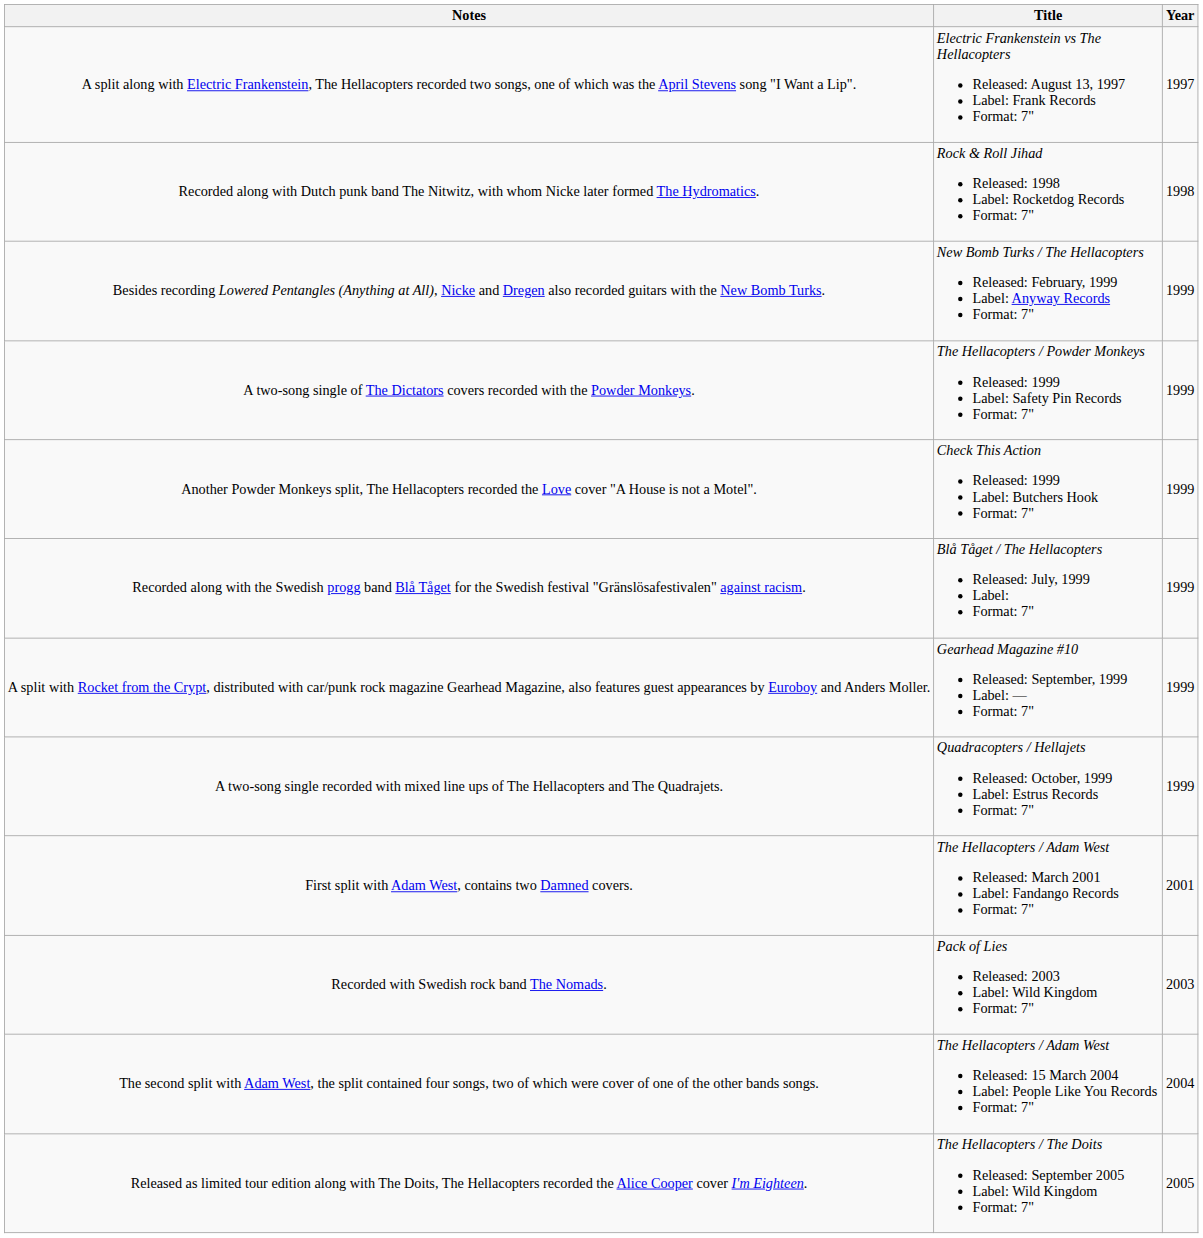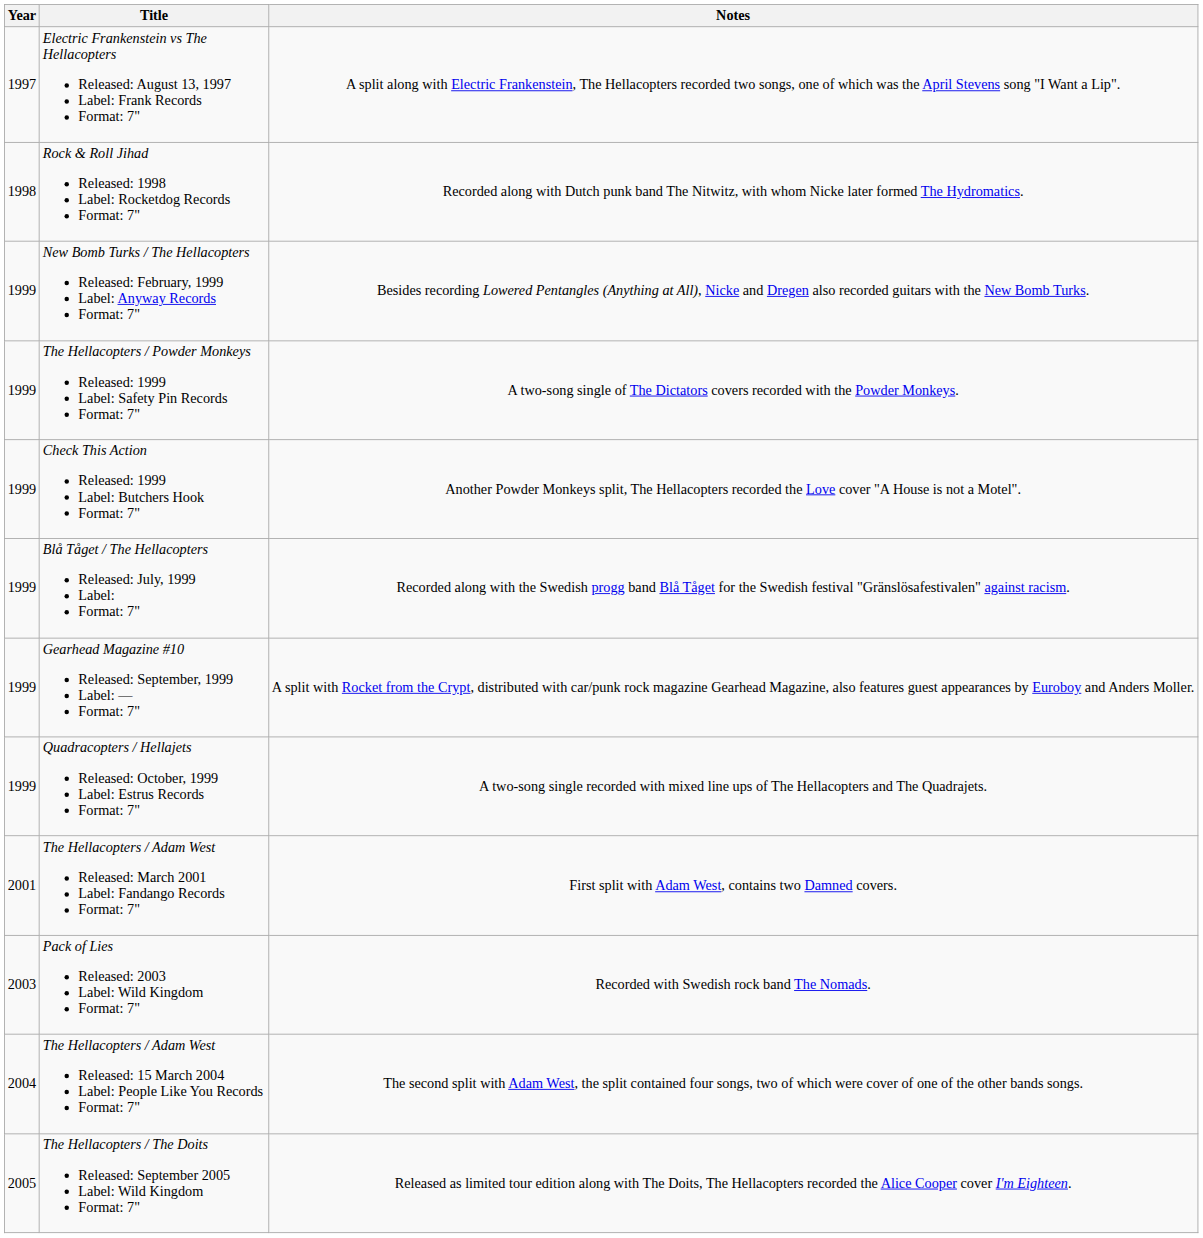columns swapped: (1180, 15) <-> (469, 15)
